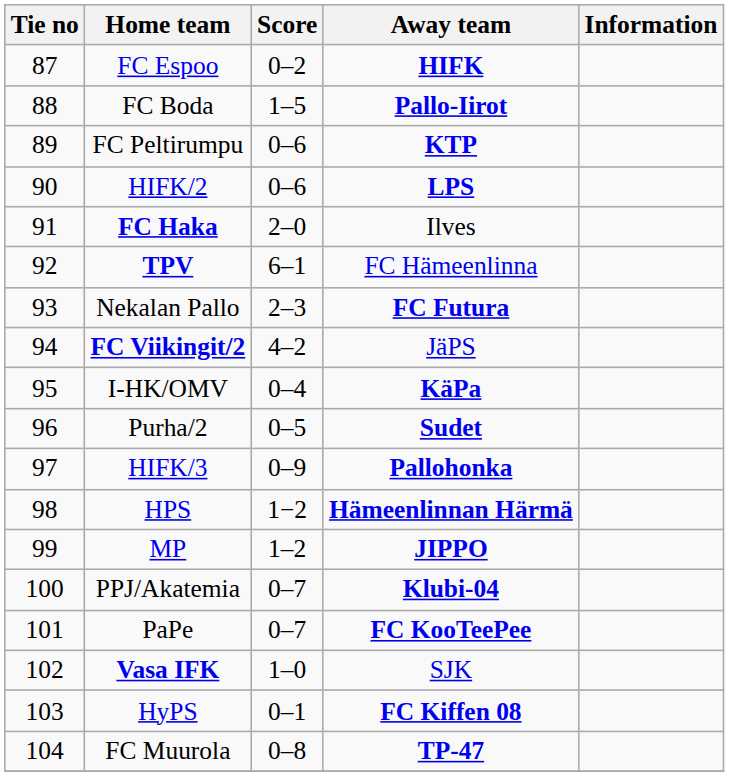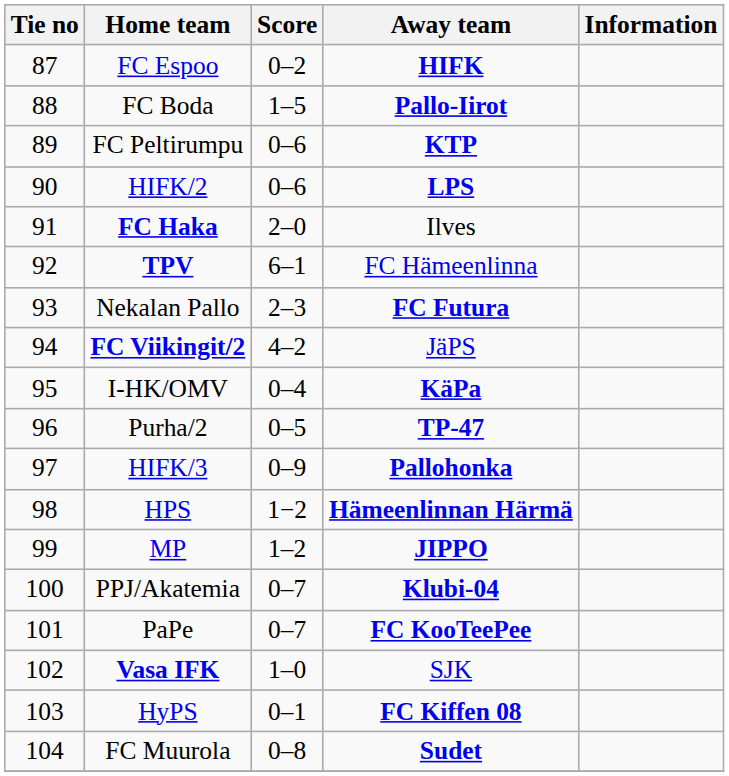(451, 428) Sudet -> (451, 428) TP-47
(451, 750) TP-47 -> (451, 750) Sudet
